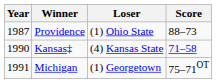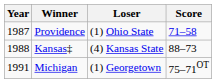(183, 31) 88–73 -> (183, 31) 71–58
(18, 48) 1990 -> (18, 48) 1988
(183, 48) 71–58 -> (183, 48) 88–73
